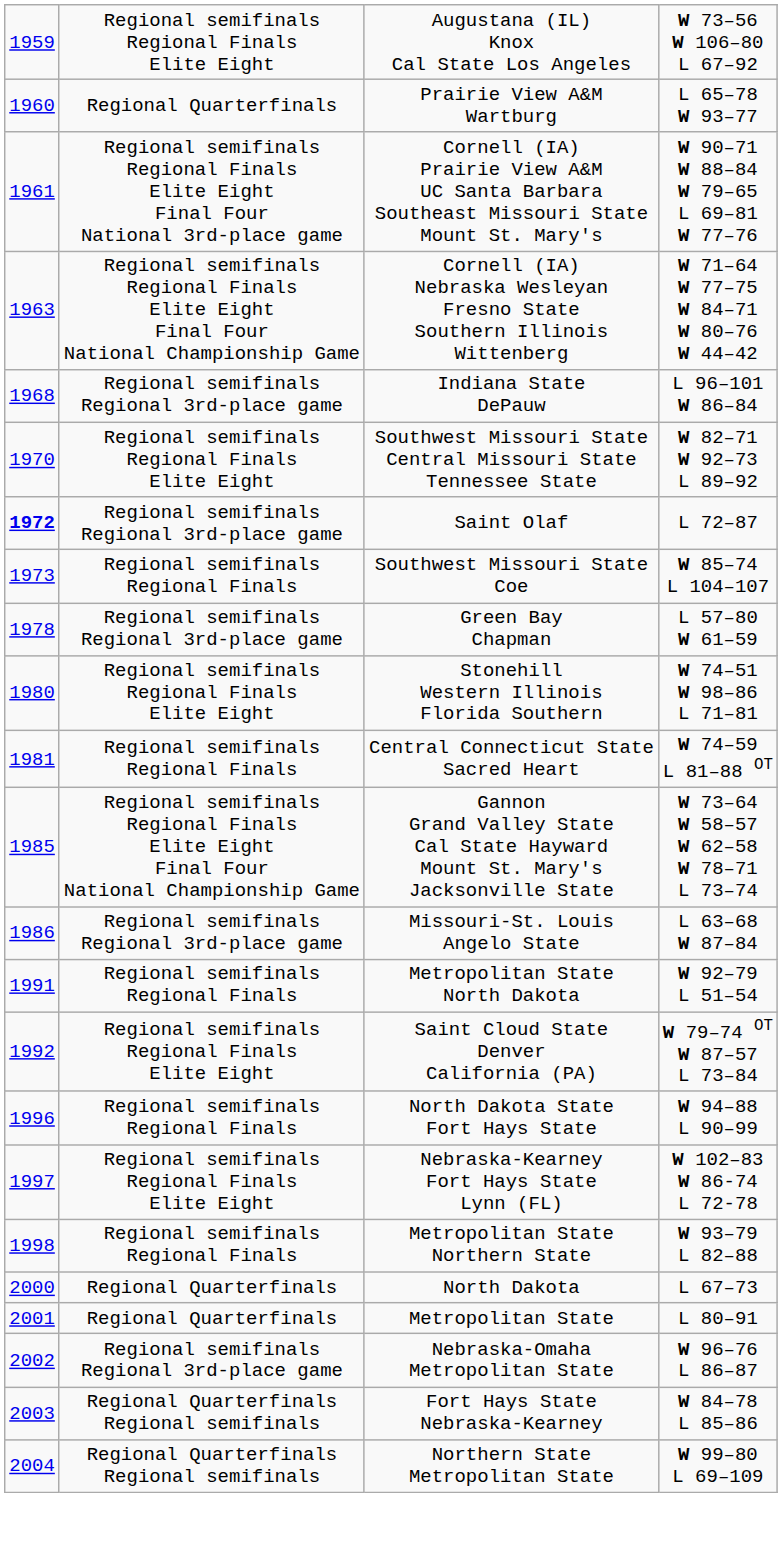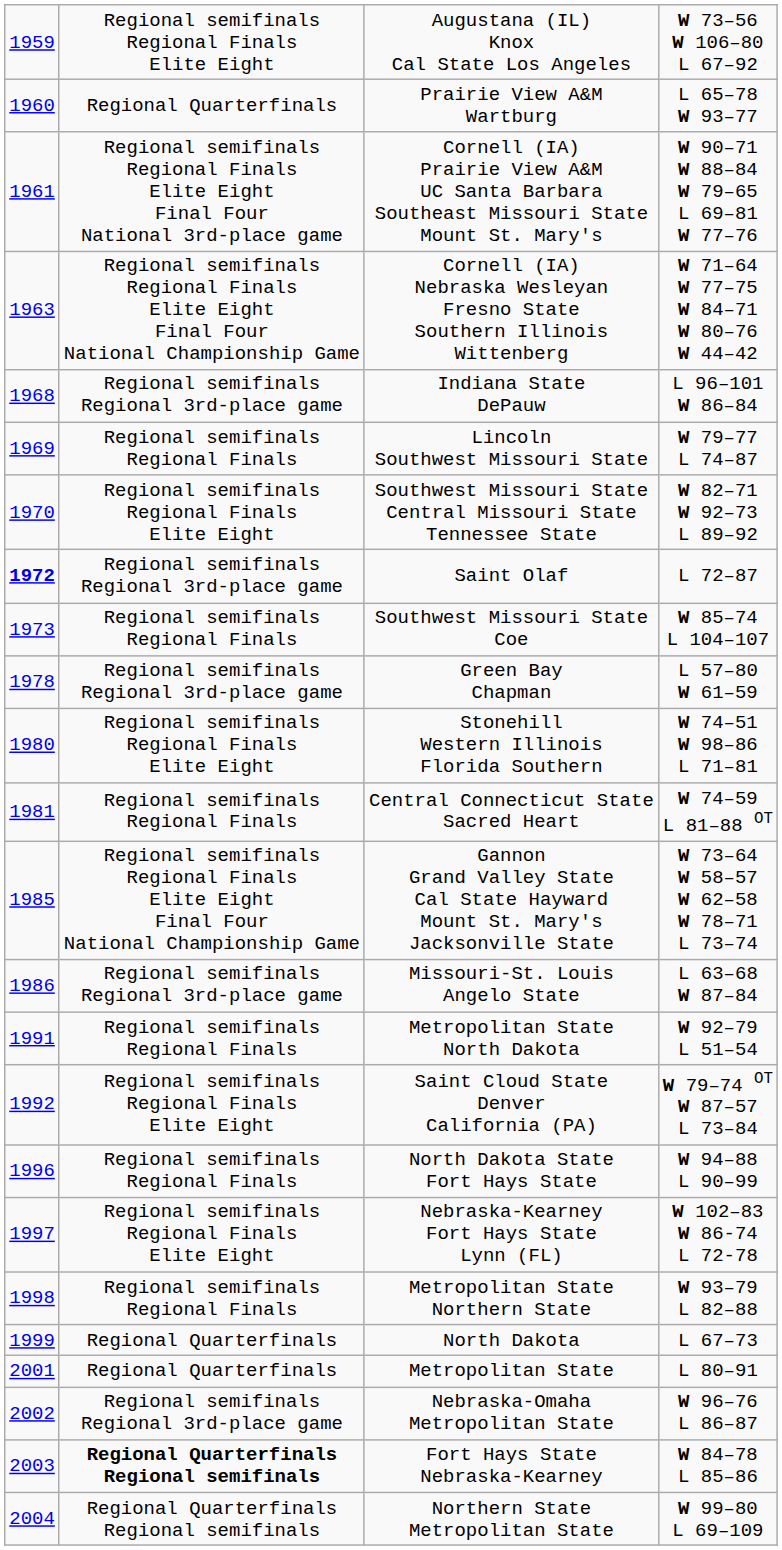+ row: (511, 449)
(32, 1288) 2000 -> (32, 1340) 1999
(212, 1413) normal -> (212, 1466) bold
